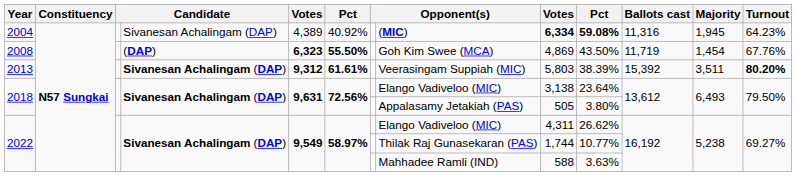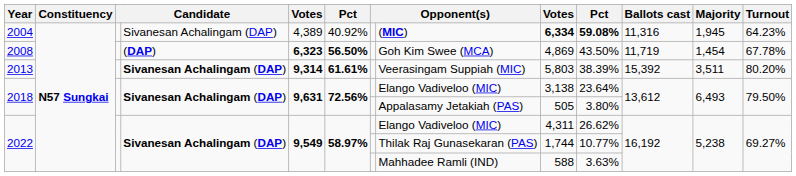(348, 51) 55.50% -> (348, 51) 56.50%
(766, 51) 67.76% -> (766, 51) 67.78%
(308, 69) 9,312 -> (308, 69) 9,314
(766, 69) bold -> (766, 69) normal
